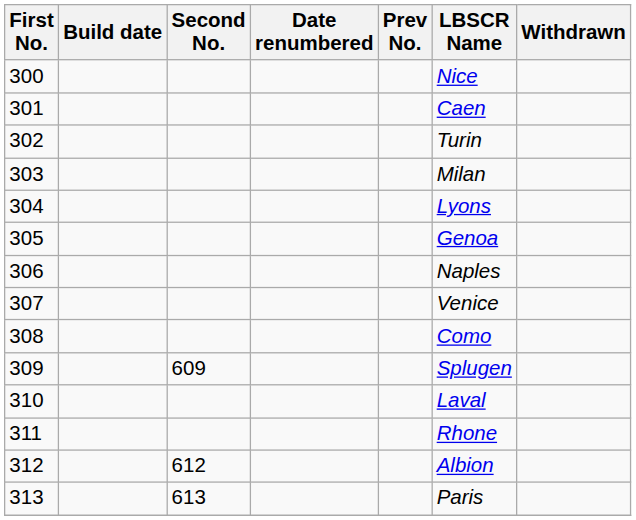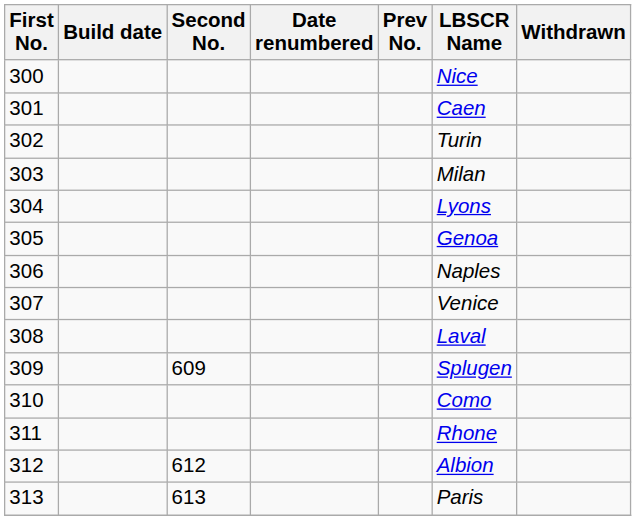(464, 336) Como -> (461, 336) Laval
(461, 401) Laval -> (464, 401) Como
